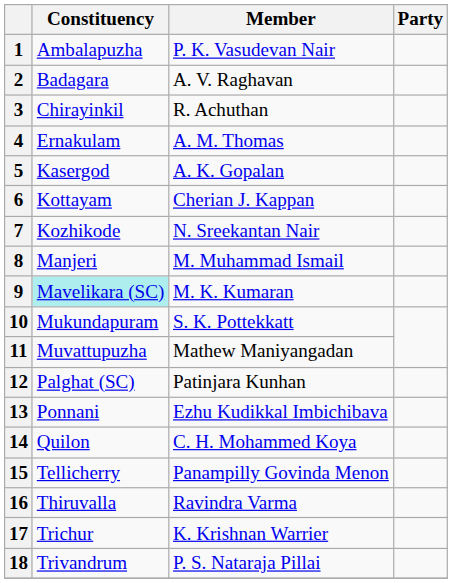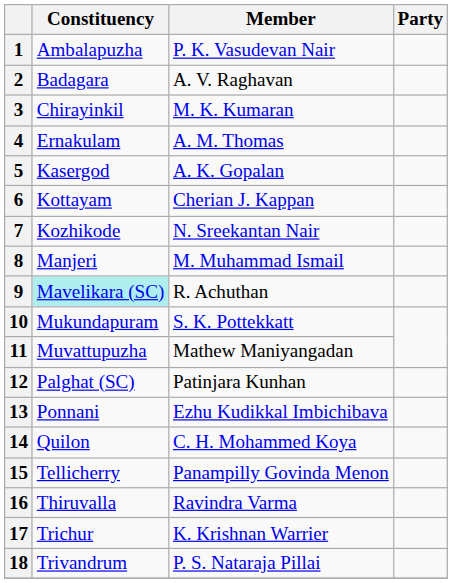(221, 110) R. Achuthan -> (233, 110) M. K. Kumaran
(233, 291) M. K. Kumaran -> (221, 291) R. Achuthan
